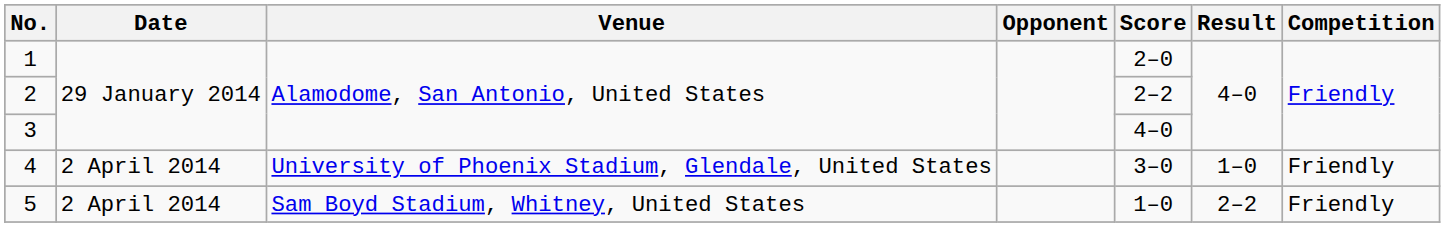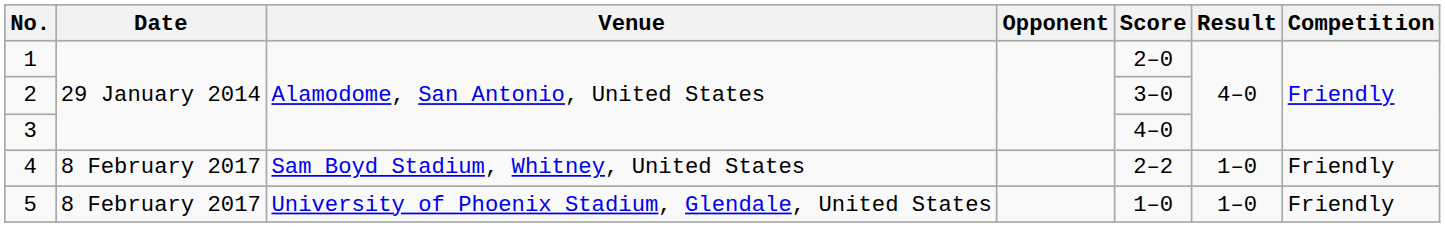(1153, 95) 2–2 -> (1153, 95) 3–0
(141, 168) 2 April 2014 -> (161, 168) 8 February 2017
(632, 168) University of Phoenix Stadium, Glendale, United States -> (538, 168) Sam Boyd Stadium, Whitney, United States
(1153, 168) 3–0 -> (1153, 168) 2–2
(141, 204) 2 April 2014 -> (161, 204) 8 February 2017
(538, 204) Sam Boyd Stadium, Whitney, United States -> (632, 204) University of Phoenix Stadium, Glendale, United States
(1237, 204) 2–2 -> (1237, 204) 1–0
